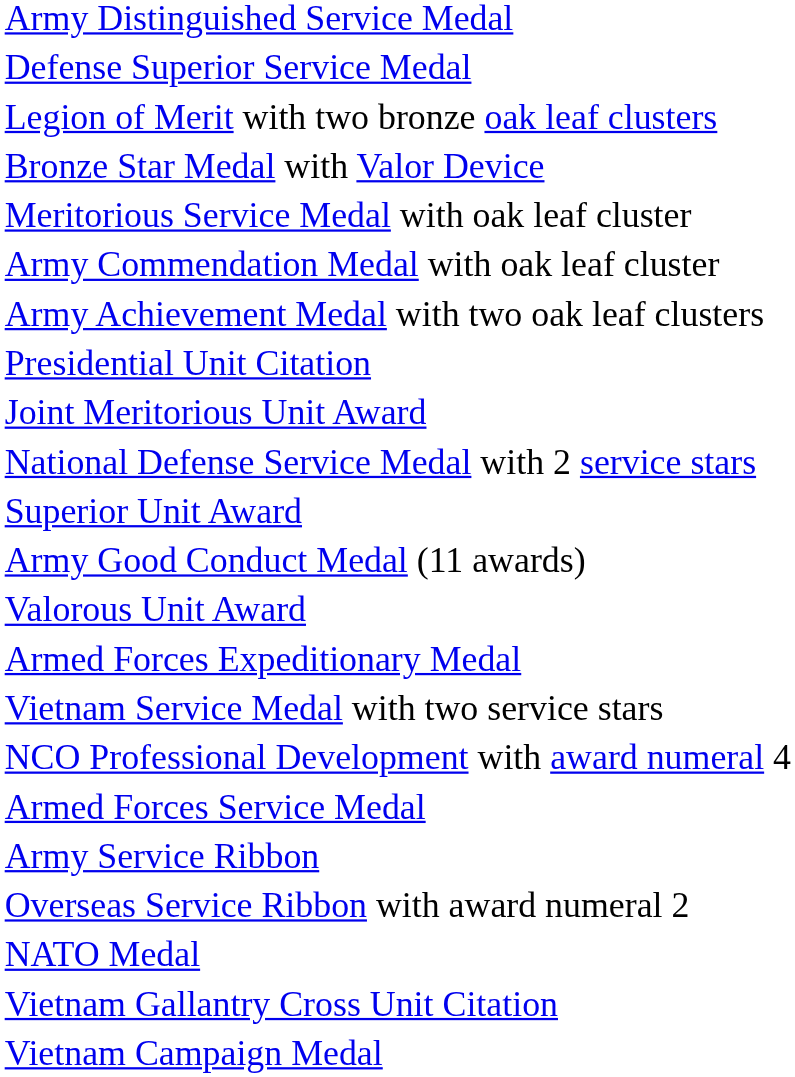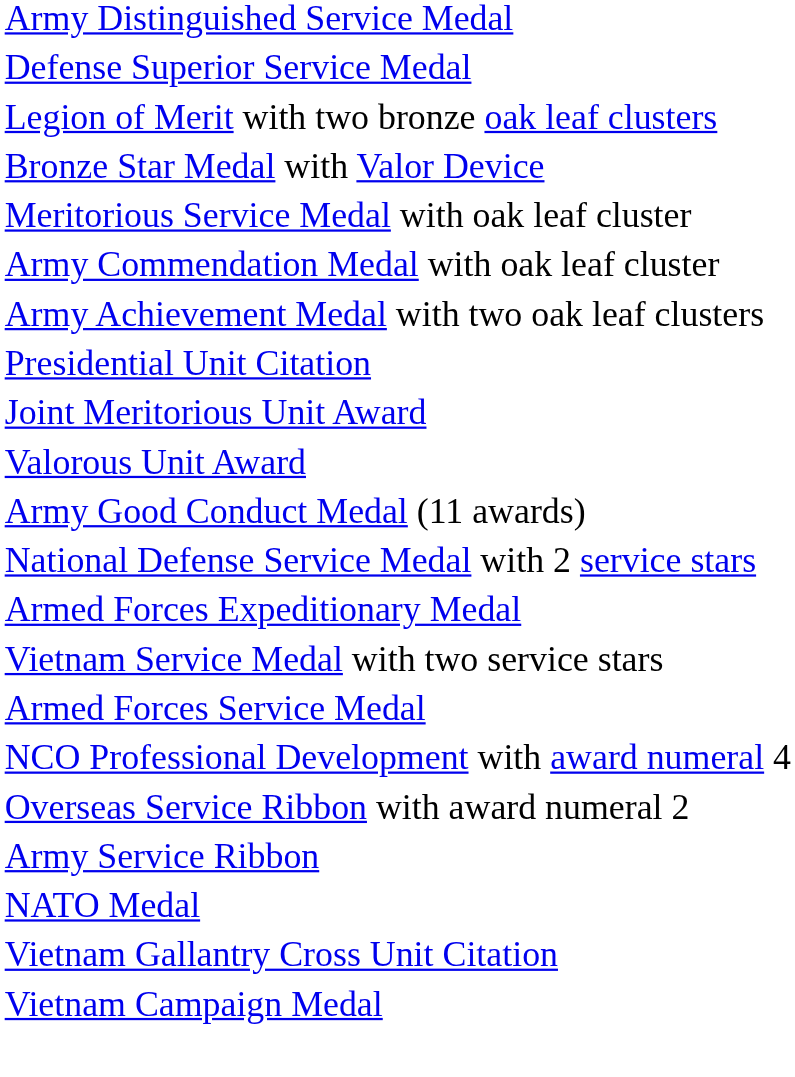rows swapped: (155, 609) <-> (380, 461)
- row: (153, 511)
rows swapped: (215, 806) <-> (398, 757)
rows swapped: (162, 856) <-> (347, 905)
